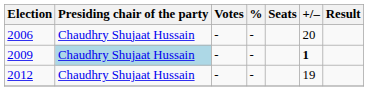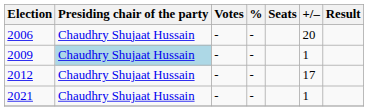(306, 55) bold -> (306, 55) normal
(309, 75) 19 -> (309, 75) 17
+ row: (20, 95)
